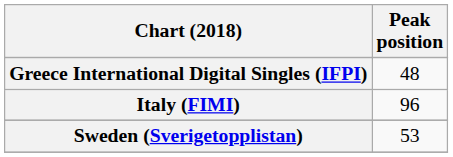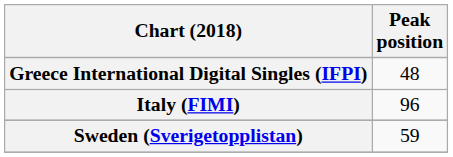(410, 135) 53 -> (410, 135) 59
